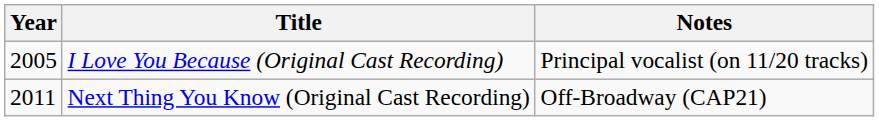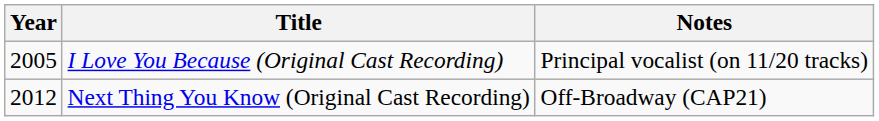(33, 97) 2011 -> (33, 97) 2012
